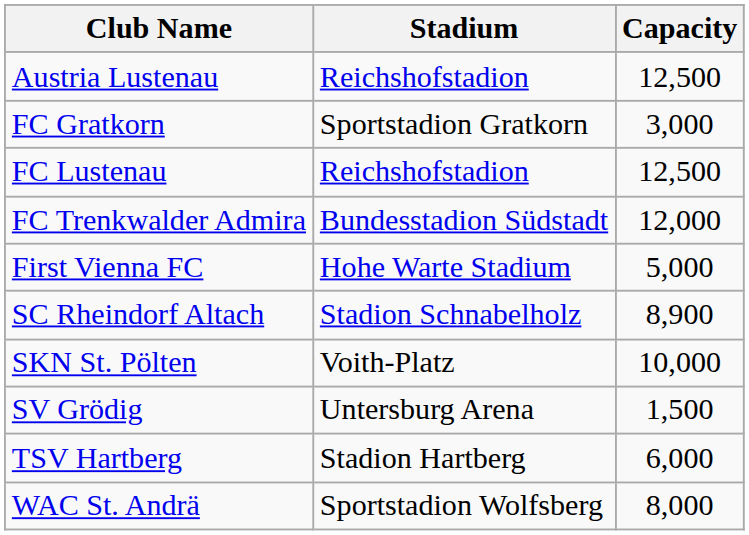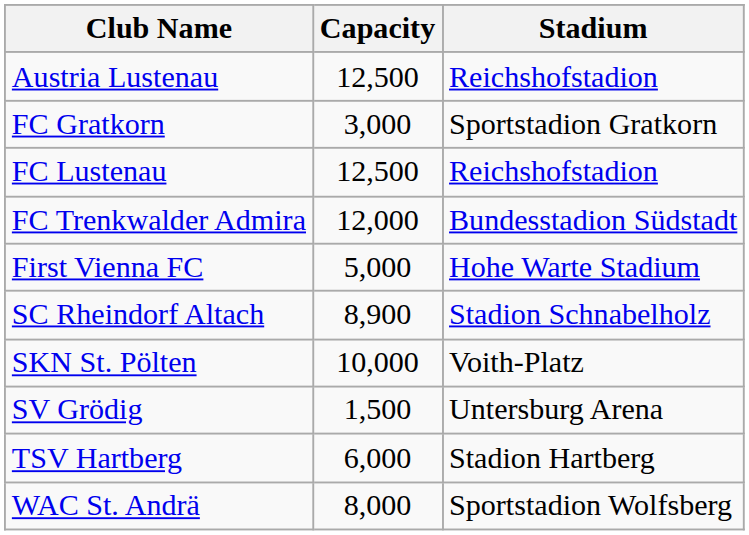columns swapped: (464, 28) <-> (680, 28)
